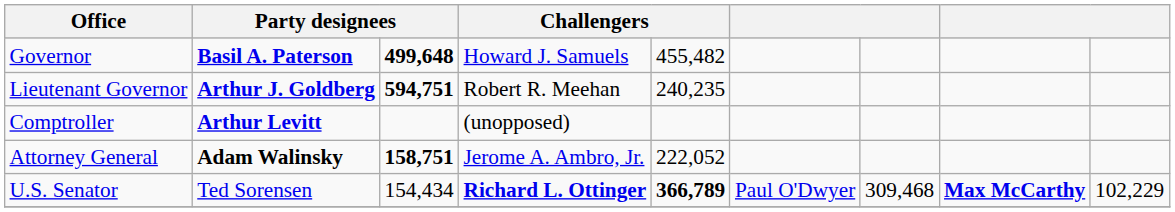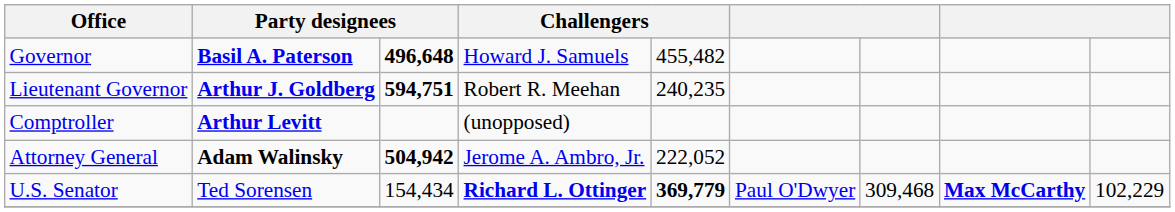(419, 55) 499,648 -> (419, 55) 496,648
(419, 156) 158,751 -> (419, 156) 504,942
(691, 190) 366,789 -> (691, 190) 369,779
